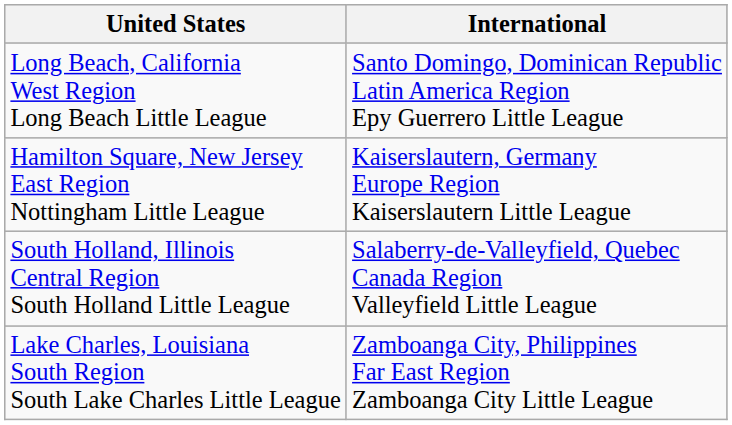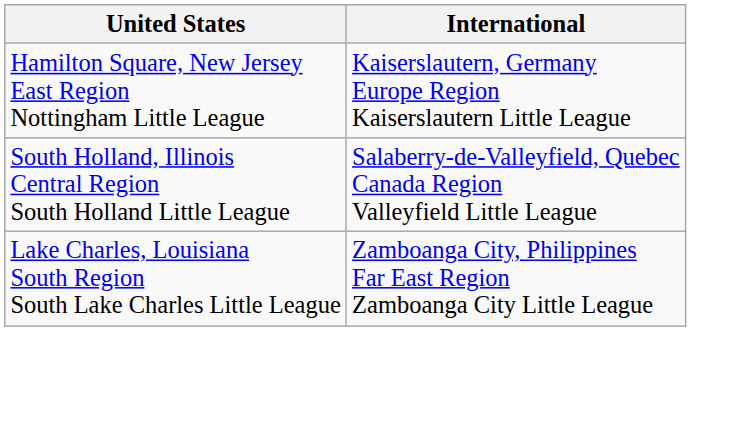- row: (139, 90)
